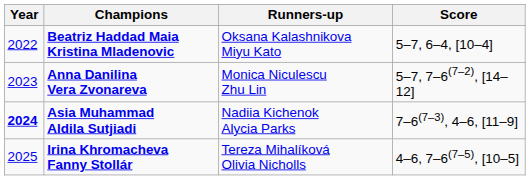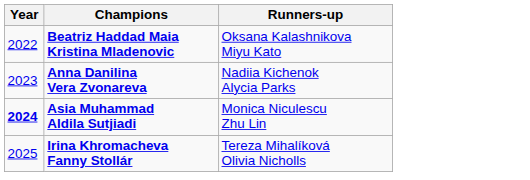- column: (459, 15)
(274, 82) Monica Niculescu Zhu Lin -> (270, 80) Nadiia Kichenok Alycia Parks
(270, 120) Nadiia Kichenok Alycia Parks -> (274, 116) Monica Niculescu Zhu Lin
